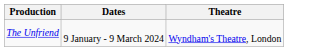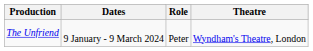+ column: (178, 12)
